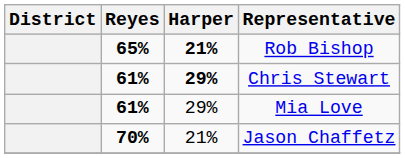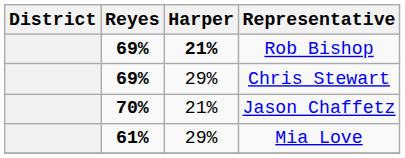(132, 49) 65% -> (132, 49) 69%
(132, 79) 61% -> (132, 79) 69%
(201, 79) bold -> (201, 79) normal
rows swapped: (319, 138) <-> (319, 109)
